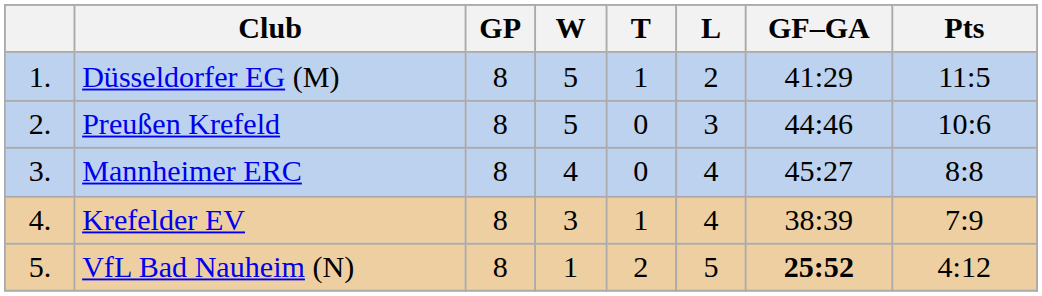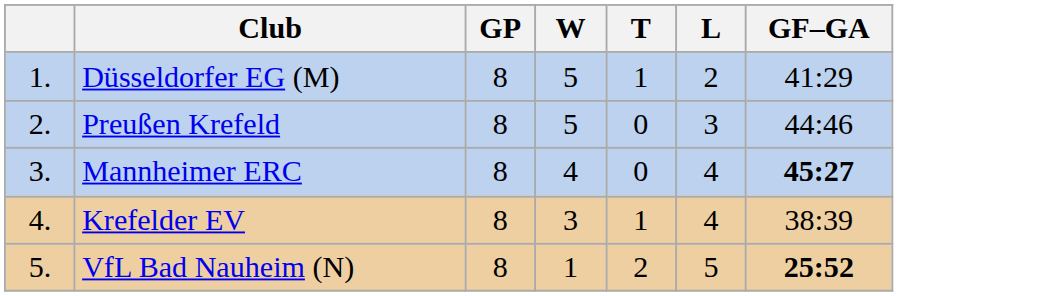- column: (964, 28)
(819, 171) normal -> (819, 171) bold
